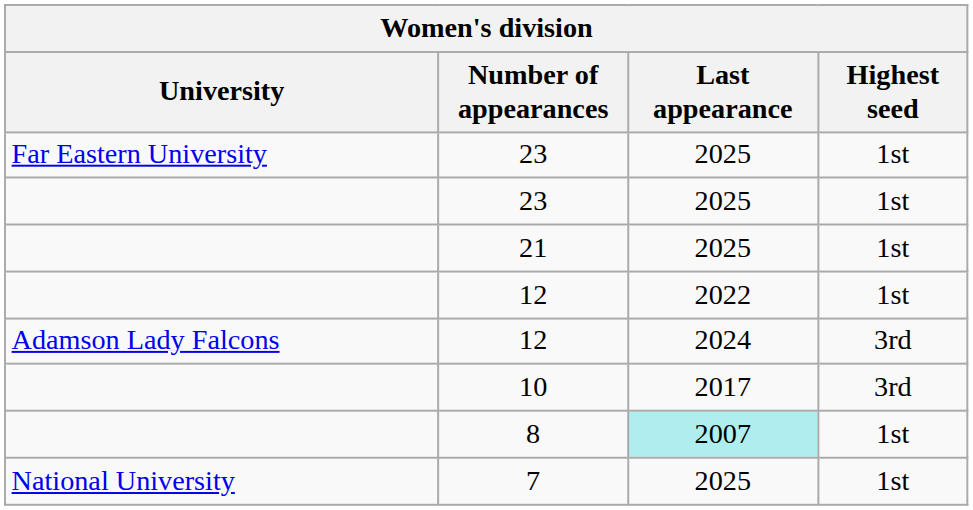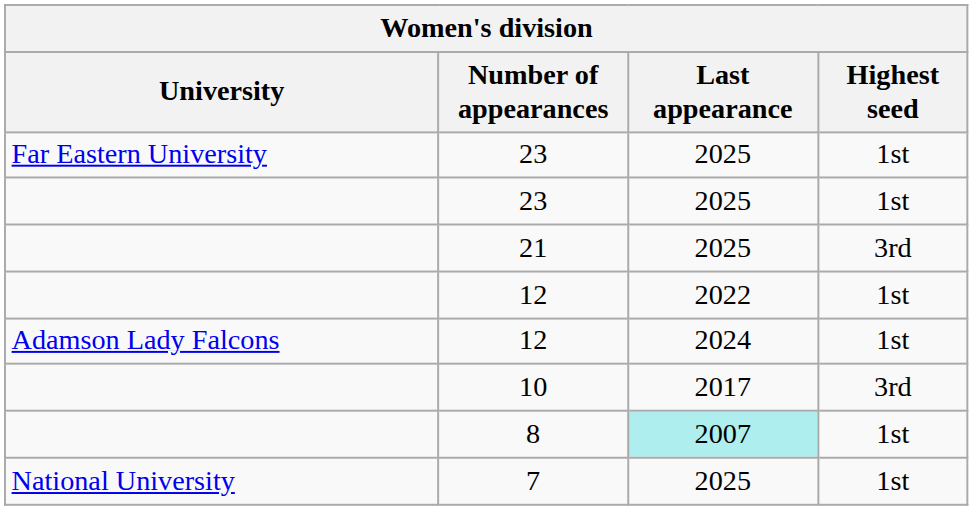(893, 247) 1st -> (893, 247) 3rd
(893, 340) 3rd -> (893, 340) 1st
